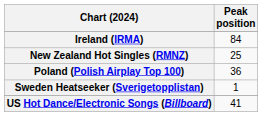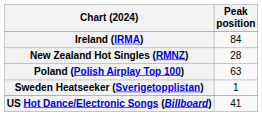(236, 55) 25 -> (236, 55) 28
(236, 71) 36 -> (236, 71) 63
